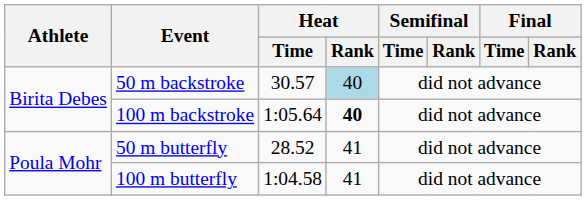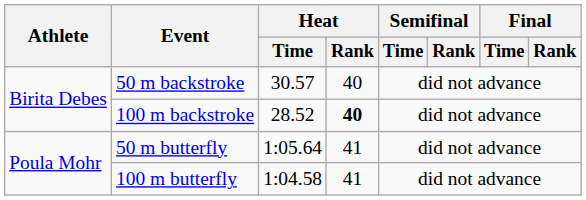(353, 83) lightblue background -> (353, 83) no background
(293, 115) 1:05.64 -> (293, 115) 28.52
(293, 147) 28.52 -> (293, 147) 1:05.64
